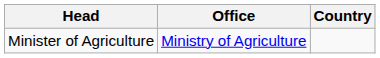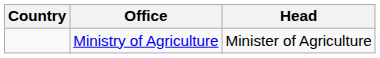columns swapped: (343, 16) <-> (81, 16)
